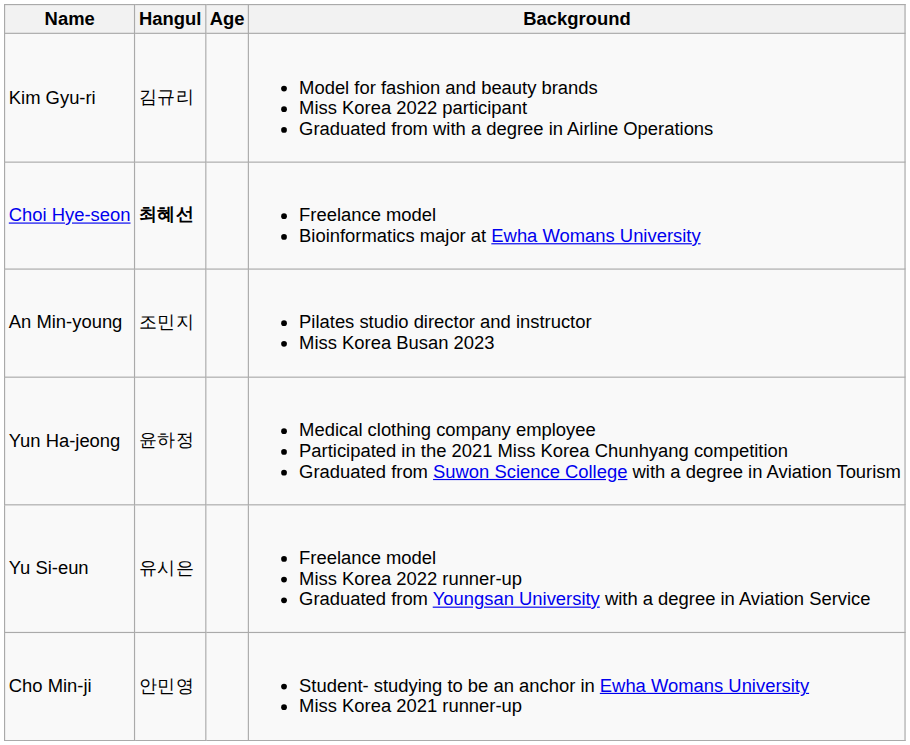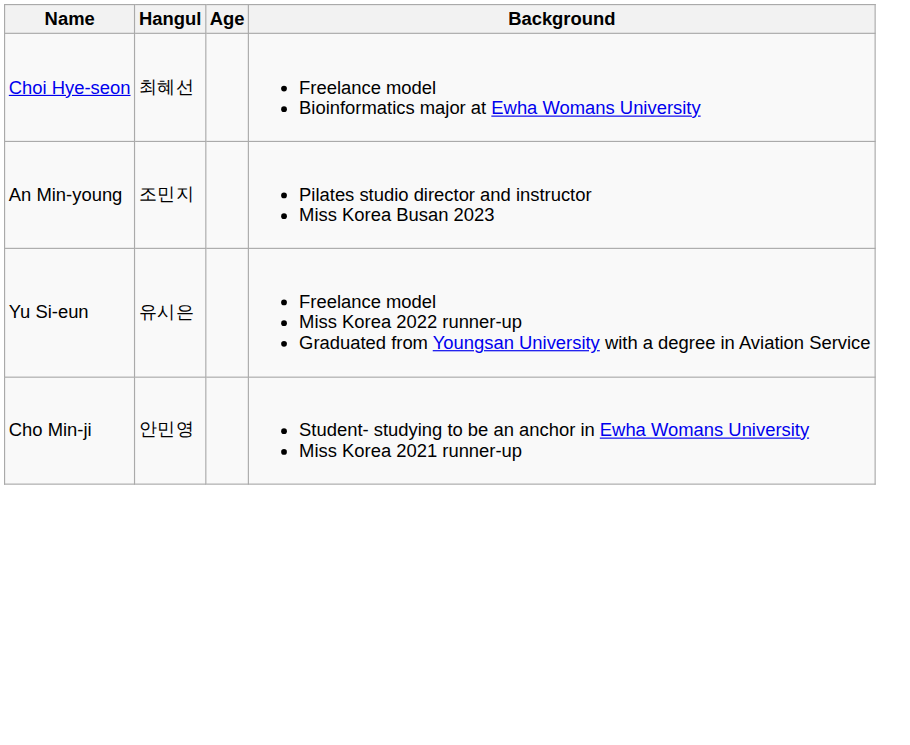- row: (52, 97)
(167, 214) bold -> (167, 86) normal
- row: (65, 440)
